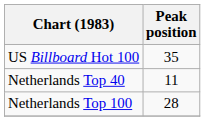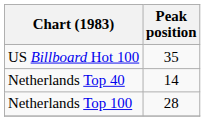(171, 80) 11 -> (171, 80) 14
